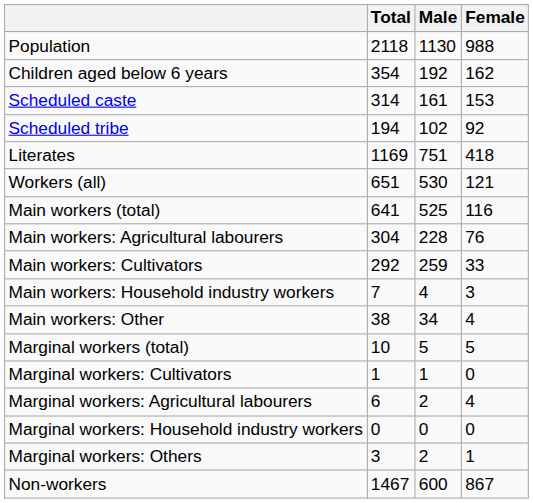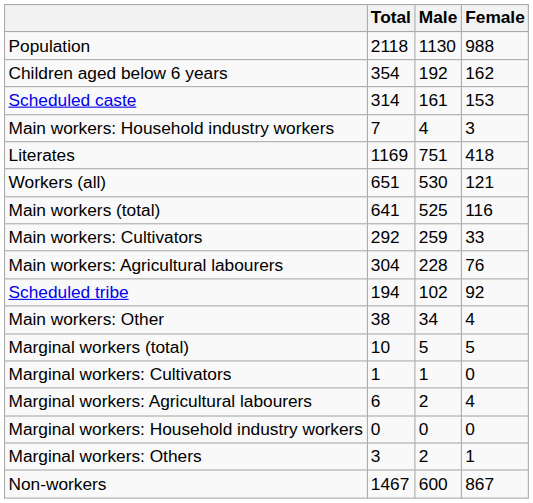rows swapped: (69, 127) <-> (171, 292)
rows swapped: (106, 264) <-> (146, 237)
